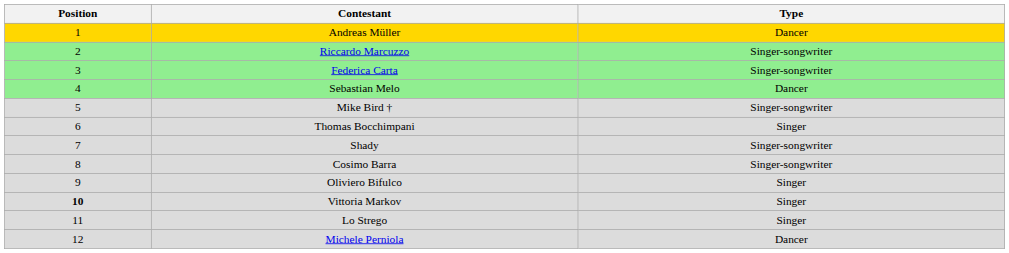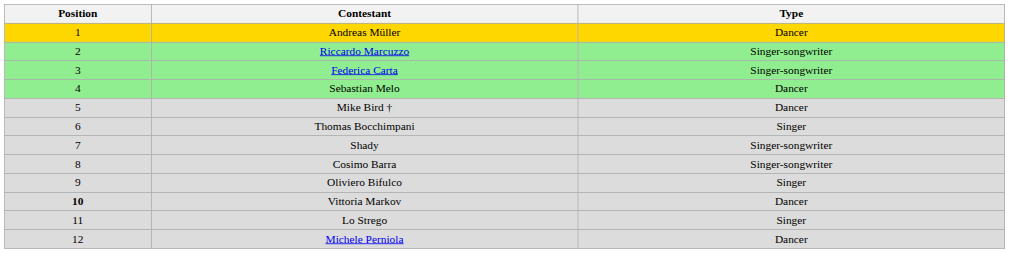(791, 108) Singer-songwriter -> (791, 108) Dancer
(791, 201) Singer -> (791, 201) Dancer
